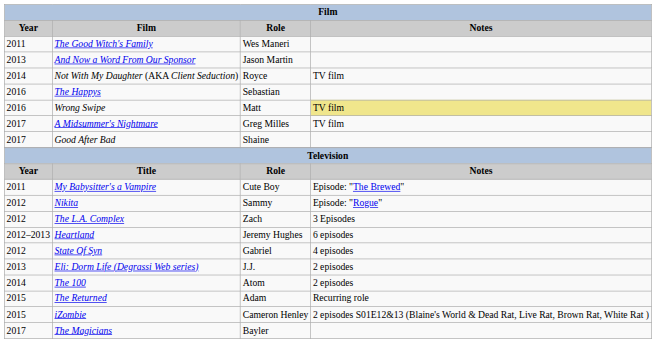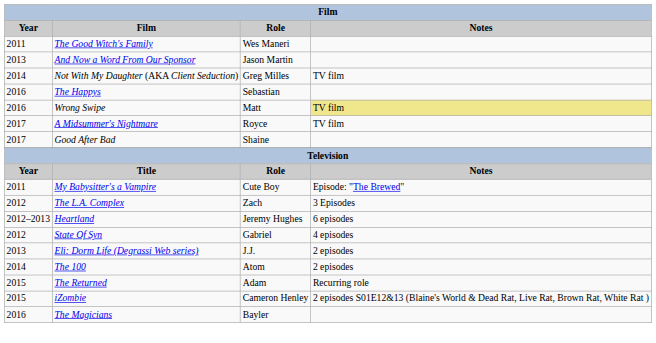(255, 76) Royce -> (266, 76) Greg Milles
(266, 124) Greg Milles -> (255, 124) Royce
- row: (66, 203)
(16, 331) 2017 -> (16, 315) 2016
